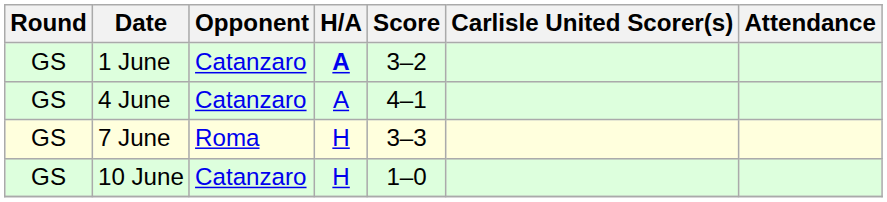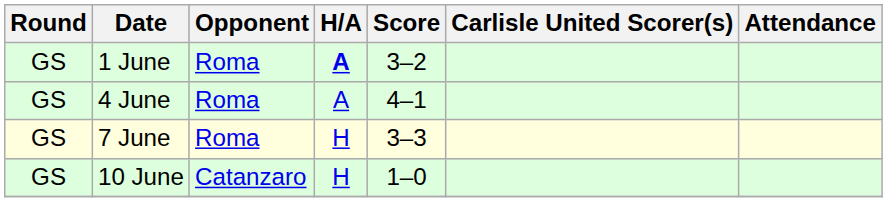(251, 61) Catanzaro -> (227, 61) Roma
(251, 100) Catanzaro -> (227, 100) Roma
